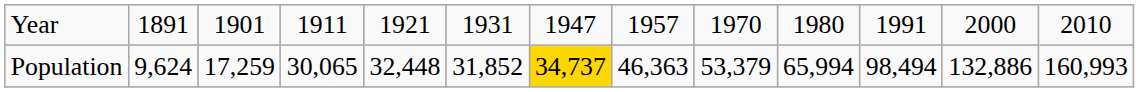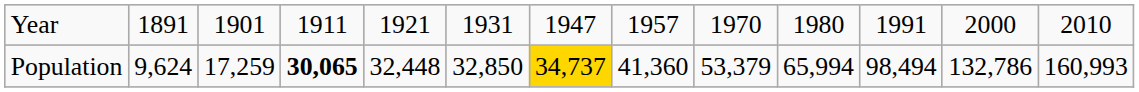(322, 65) normal -> (322, 65) bold
(488, 65) 31,852 -> (488, 65) 32,850
(653, 65) 46,363 -> (653, 65) 41,360
(990, 65) 132,886 -> (990, 65) 132,786
